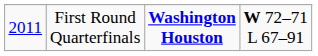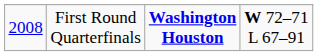(25, 27) 2011 -> (26, 27) 2008
